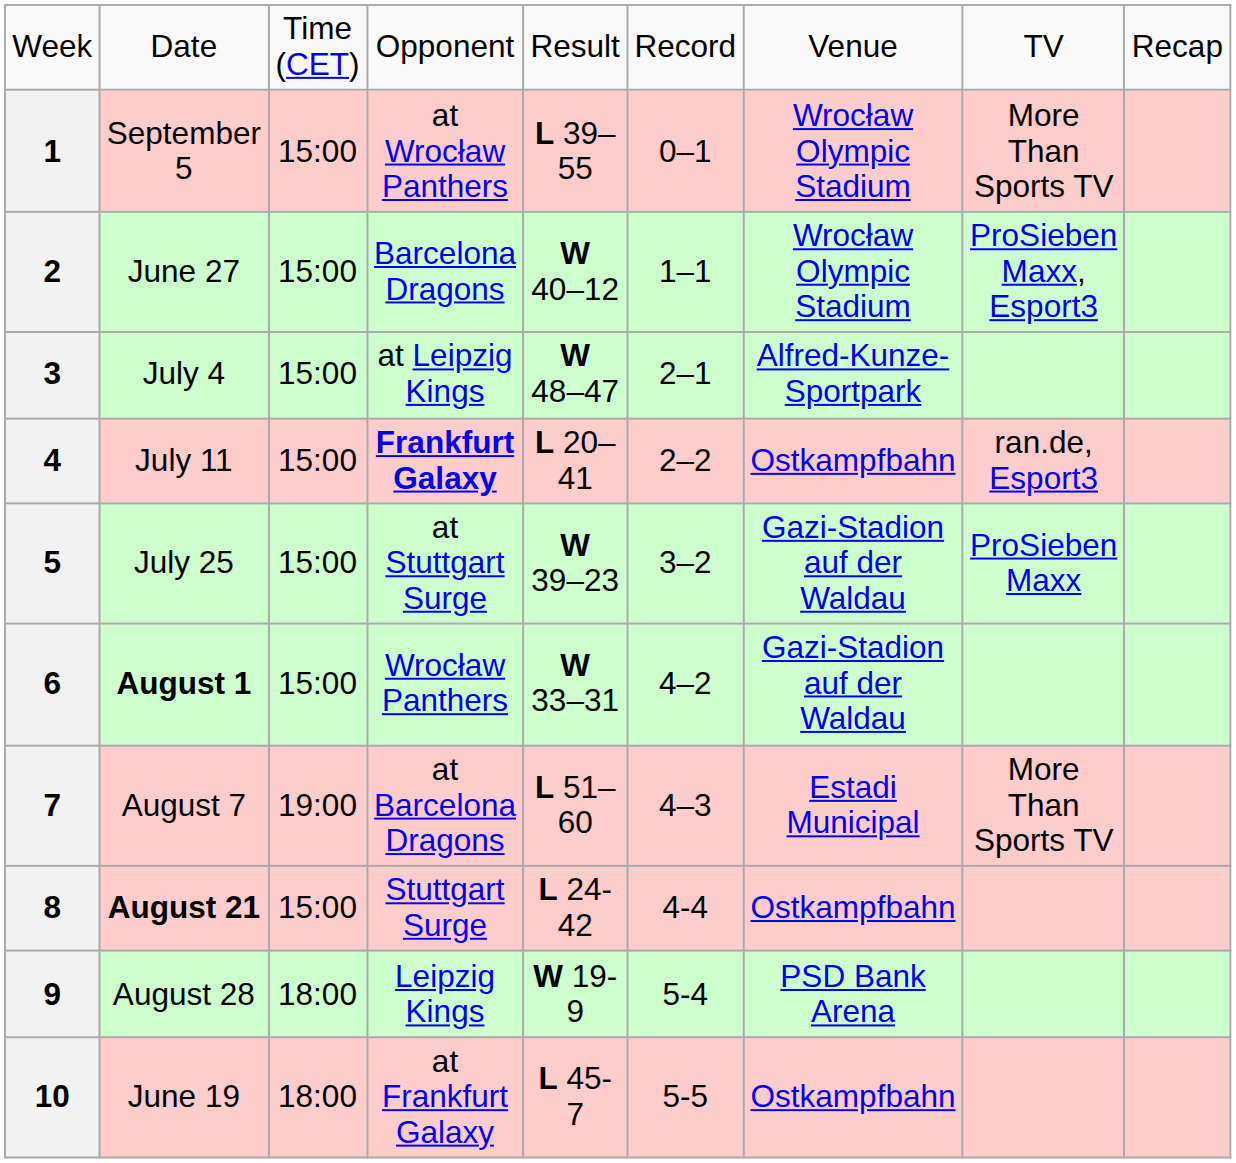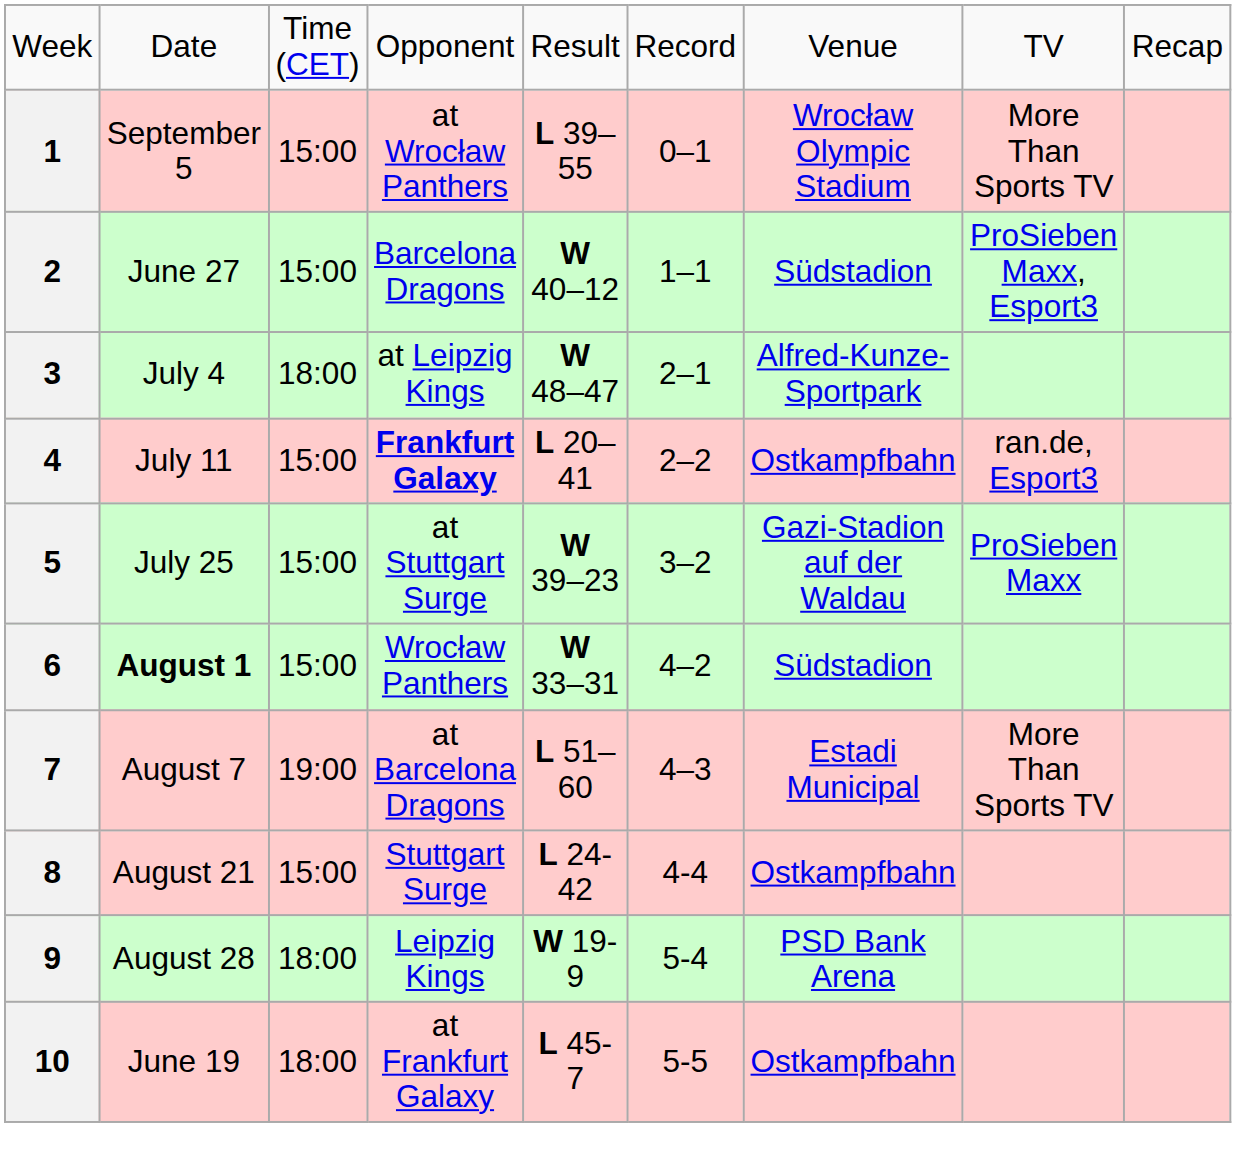(853, 271) Wrocław Olympic Stadium -> (853, 271) Südstadion
(317, 374) 15:00 -> (317, 374) 18:00
(853, 684) Gazi-Stadion auf der Waldau -> (853, 666) Südstadion
(184, 908) bold -> (184, 872) normal
